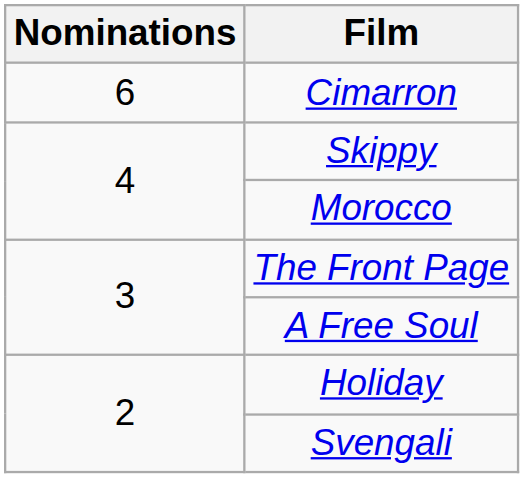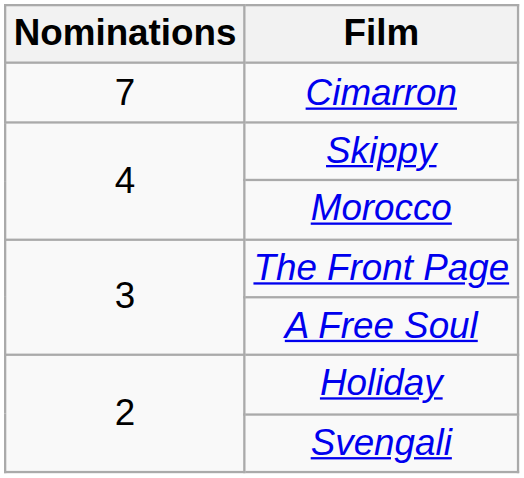(125, 92) 6 -> (125, 92) 7
